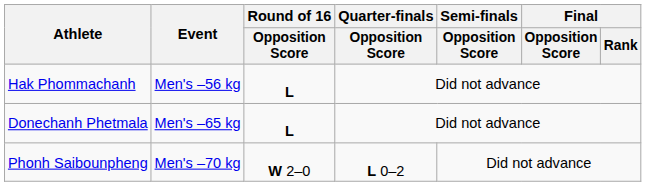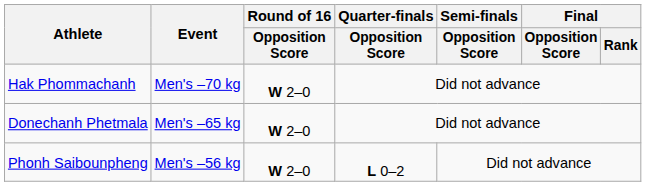(198, 84) Men's –56 kg -> (198, 84) Men's –70 kg
(289, 92) L -> (289, 92) W 2–0
(289, 131) L -> (289, 131) W 2–0
(198, 163) Men's –70 kg -> (198, 163) Men's –56 kg
